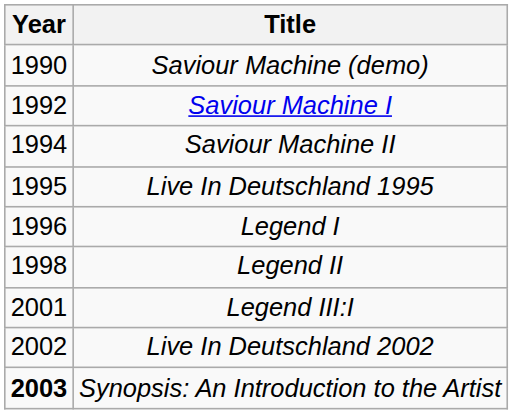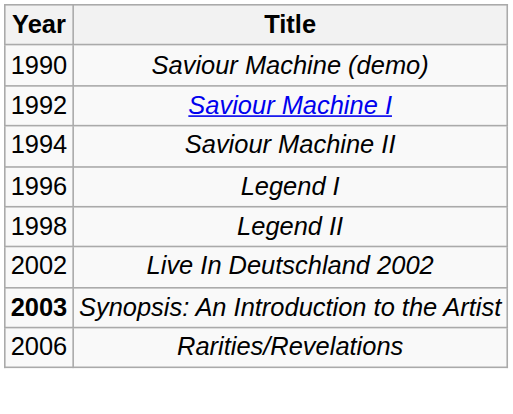- row: (290, 186)
- row: (290, 307)
+ row: (290, 347)
